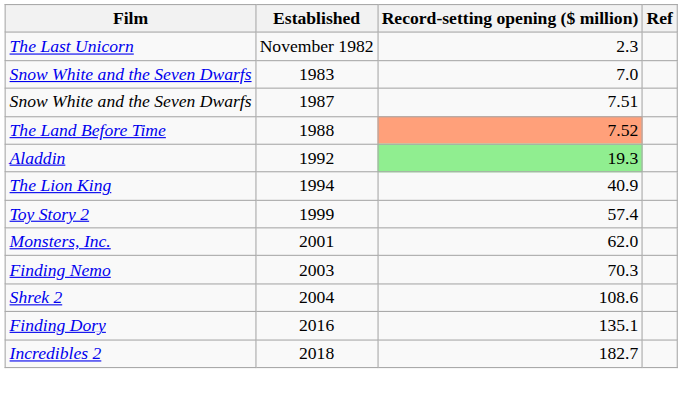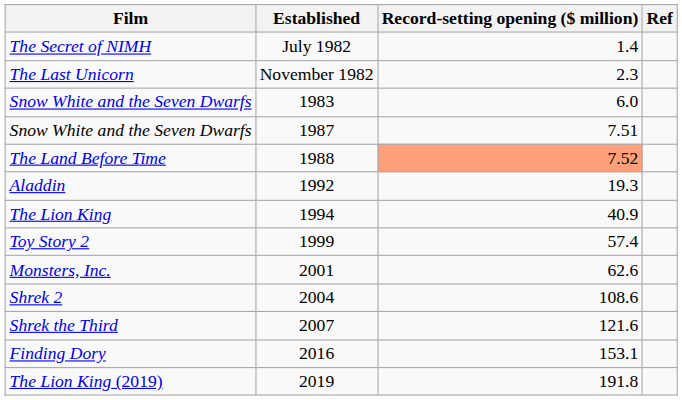+ row: (80, 46)
(627, 74) 7.0 -> (627, 102) 6.0
(623, 158) lightgreen background -> (623, 185) no background
(623, 241) 62.0 -> (623, 269) 62.6
- row: (60, 269)
+ row: (64, 325)
(619, 325) 135.1 -> (619, 353) 153.1
- row: (55, 353)
+ row: (86, 381)
